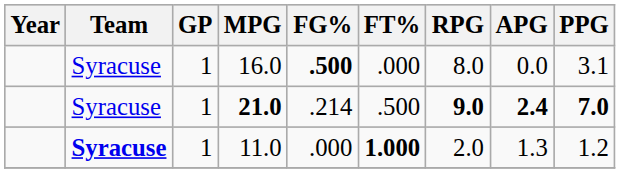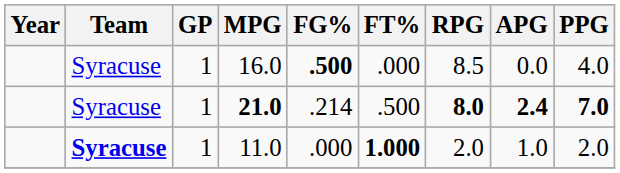(469, 65) 8.0 -> (469, 65) 8.5
(593, 65) 3.1 -> (593, 65) 4.0
(469, 106) 9.0 -> (469, 106) 8.0
(532, 147) 1.3 -> (532, 147) 1.0
(593, 147) 1.2 -> (593, 147) 2.0
